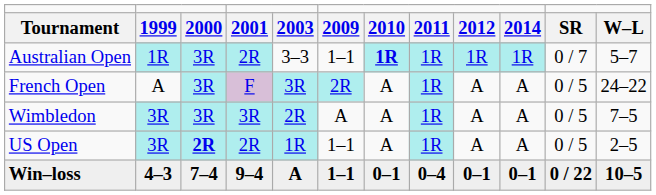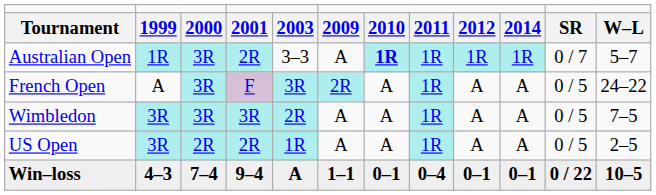(341, 57) 1–1 -> (341, 57) A
(204, 145) bold -> (204, 145) normal
(341, 145) 1–1 -> (341, 145) A
